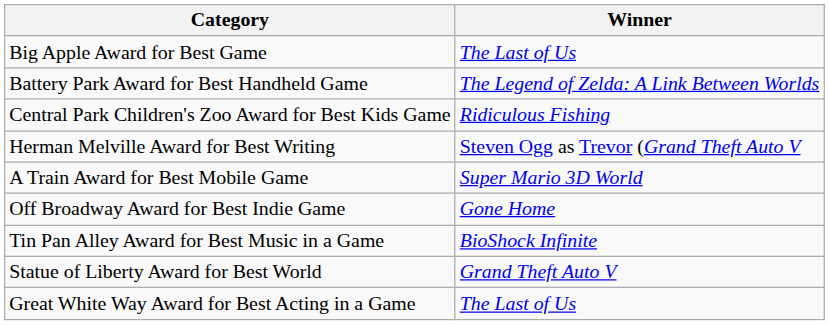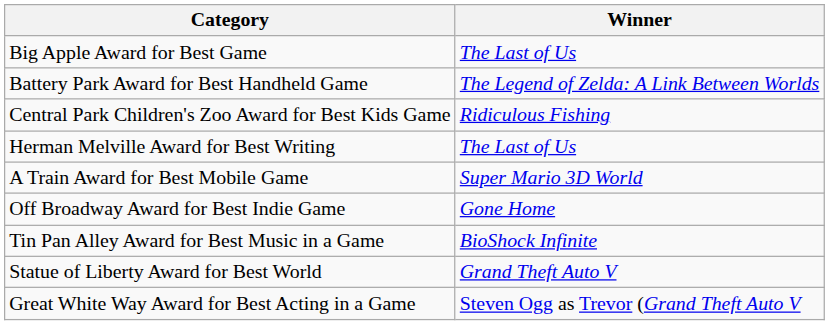(630, 146) Steven Ogg as Trevor (Grand Theft Auto V -> (518, 146) The Last of Us
(518, 303) The Last of Us -> (630, 303) Steven Ogg as Trevor (Grand Theft Auto V
